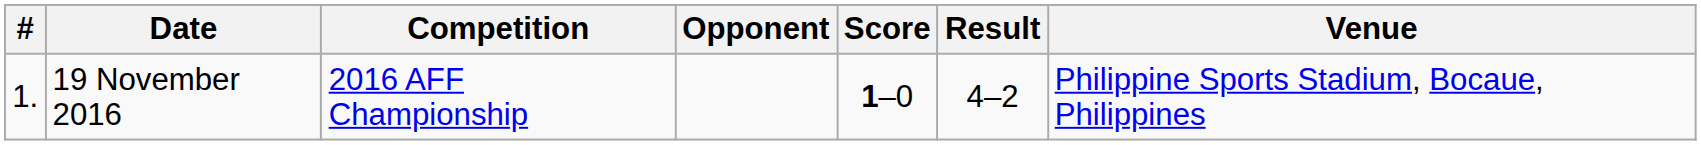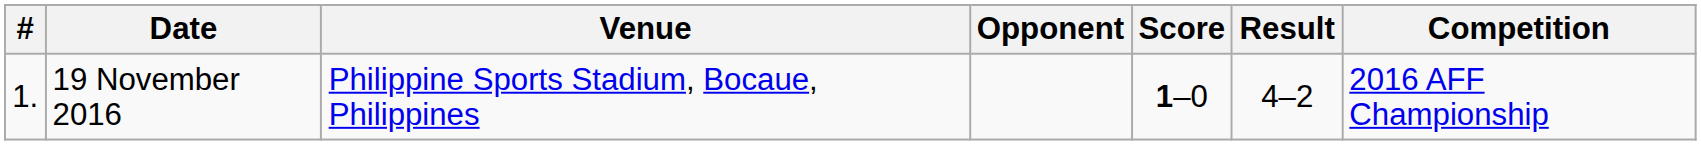columns swapped: (1372, 29) <-> (498, 29)
